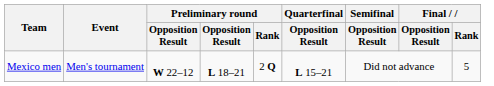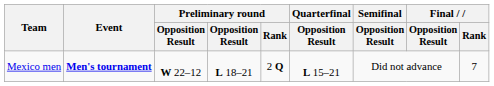(105, 66) normal -> (109, 66) bold
(466, 66) 5 -> (474, 66) 7
